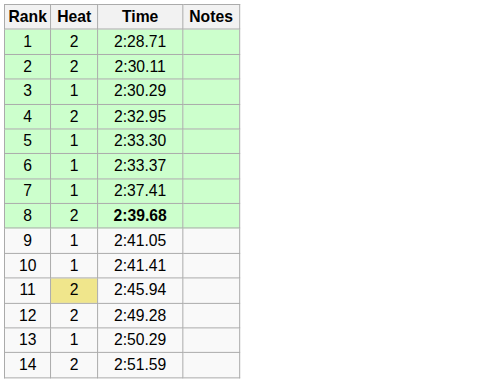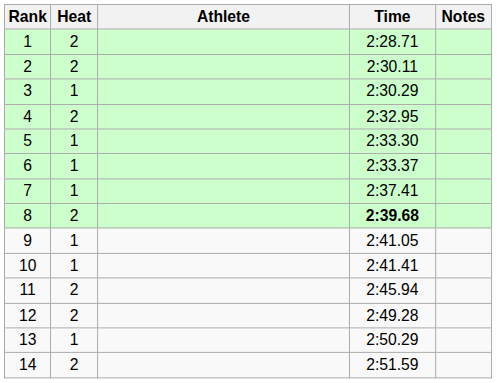+ column: (223, 16)
(74, 290) khaki background -> (74, 290) no background
